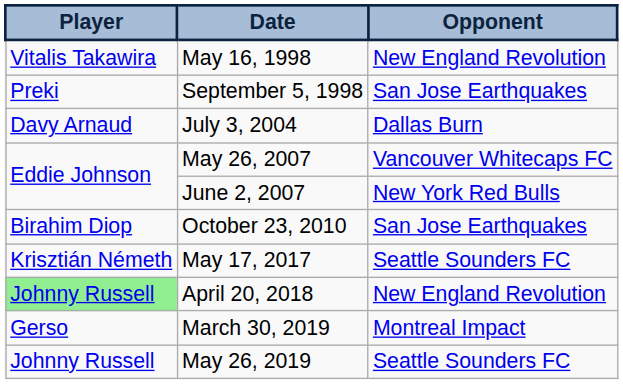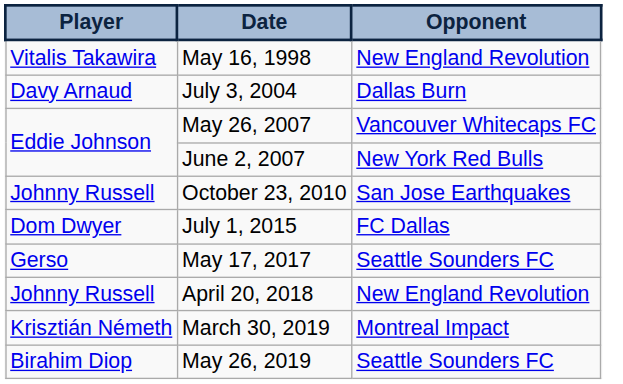- row: (273, 91)
(71, 226) Birahim Diop -> (82, 192) Johnny Russell
+ row: (239, 226)
(91, 260) Krisztián Németh -> (39, 260) Gerso
(82, 294) lightgreen background -> (82, 294) no background
(39, 327) Gerso -> (91, 327) Krisztián Németh
(82, 361) Johnny Russell -> (71, 361) Birahim Diop
